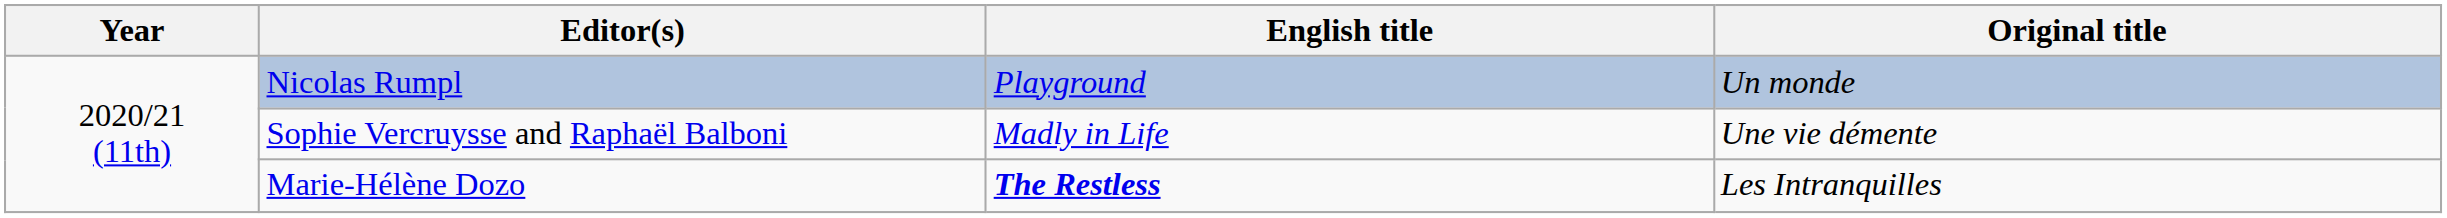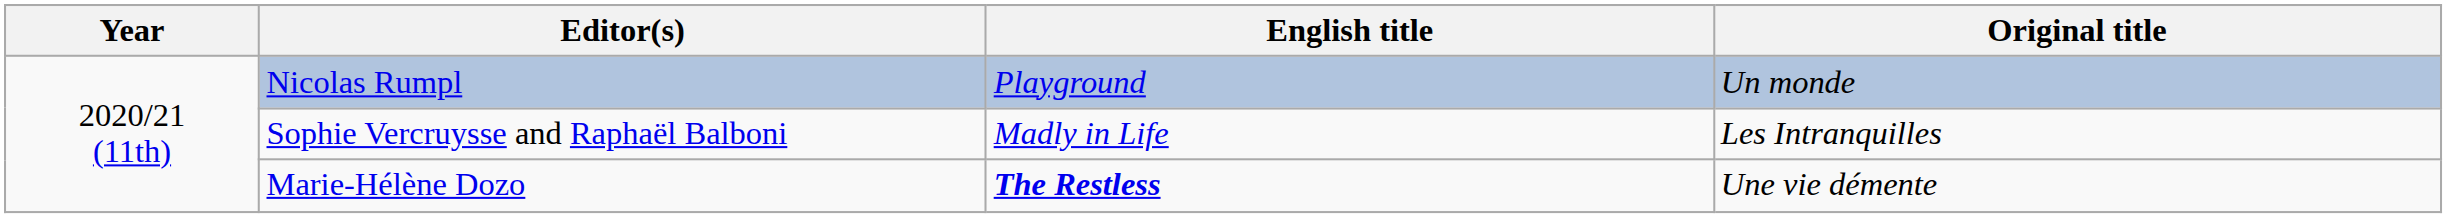(1829, 133) Une vie démente -> (1831, 133) Les Intranquilles
(1831, 184) Les Intranquilles -> (1829, 184) Une vie démente
